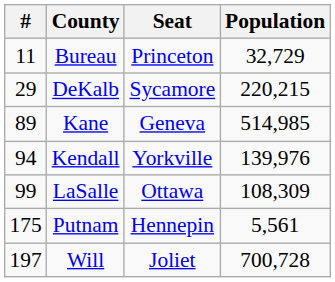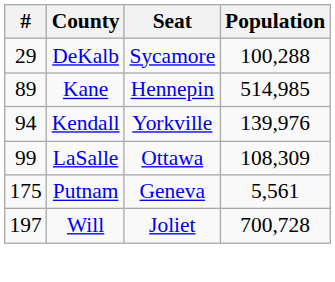- row: (86, 55)
(275, 89) 220,215 -> (275, 55) 100,288
(172, 123) Geneva -> (172, 89) Hennepin
(172, 225) Hennepin -> (172, 191) Geneva
